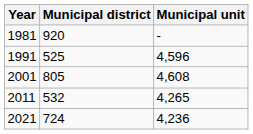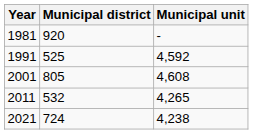(173, 56) 4,596 -> (173, 56) 4,592
(173, 118) 4,236 -> (173, 118) 4,238
